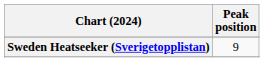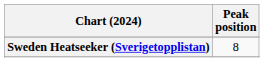(236, 47) 9 -> (236, 47) 8
